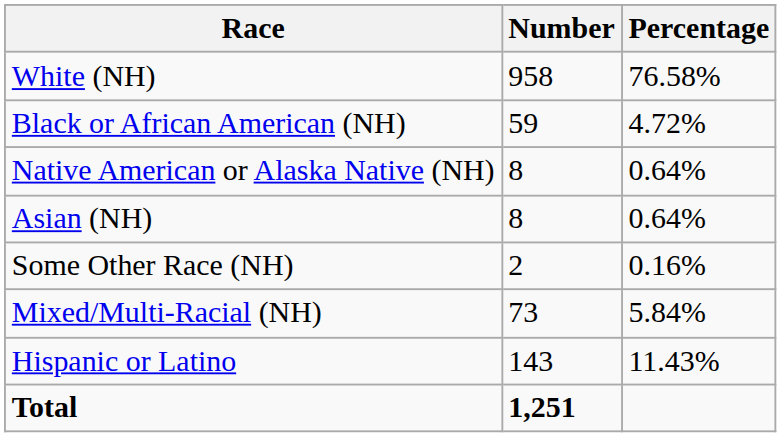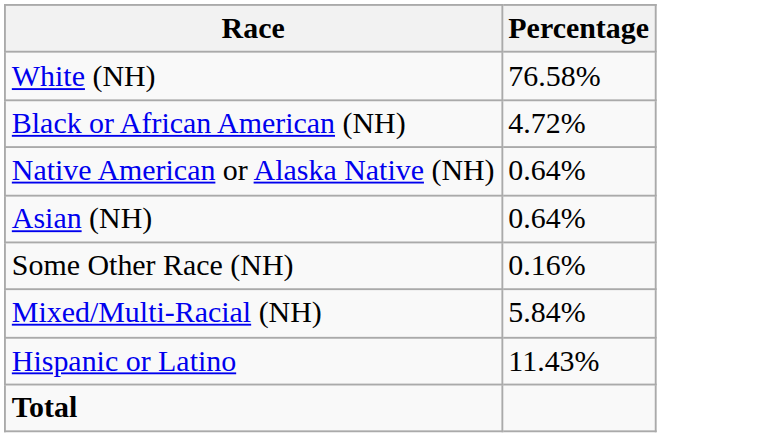- column: (562, 28)
